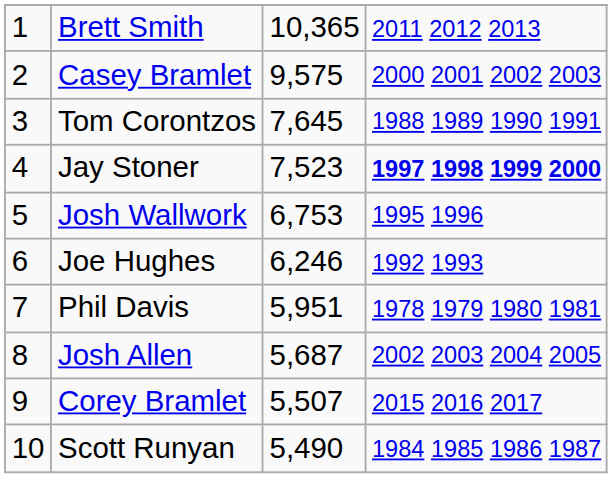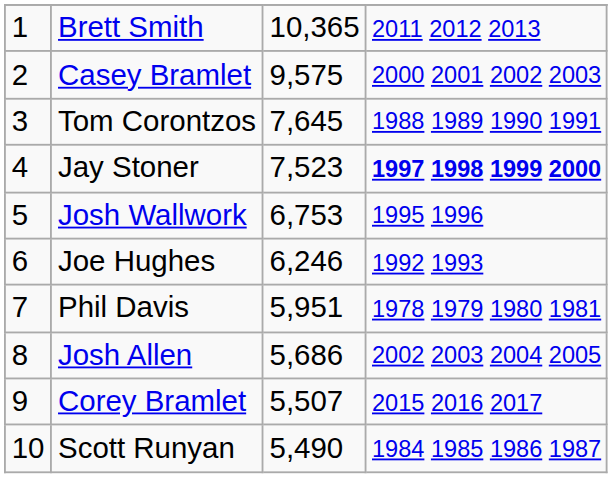(306, 354) 5,687 -> (306, 354) 5,686
